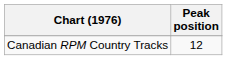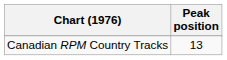(196, 45) 12 -> (196, 45) 13
